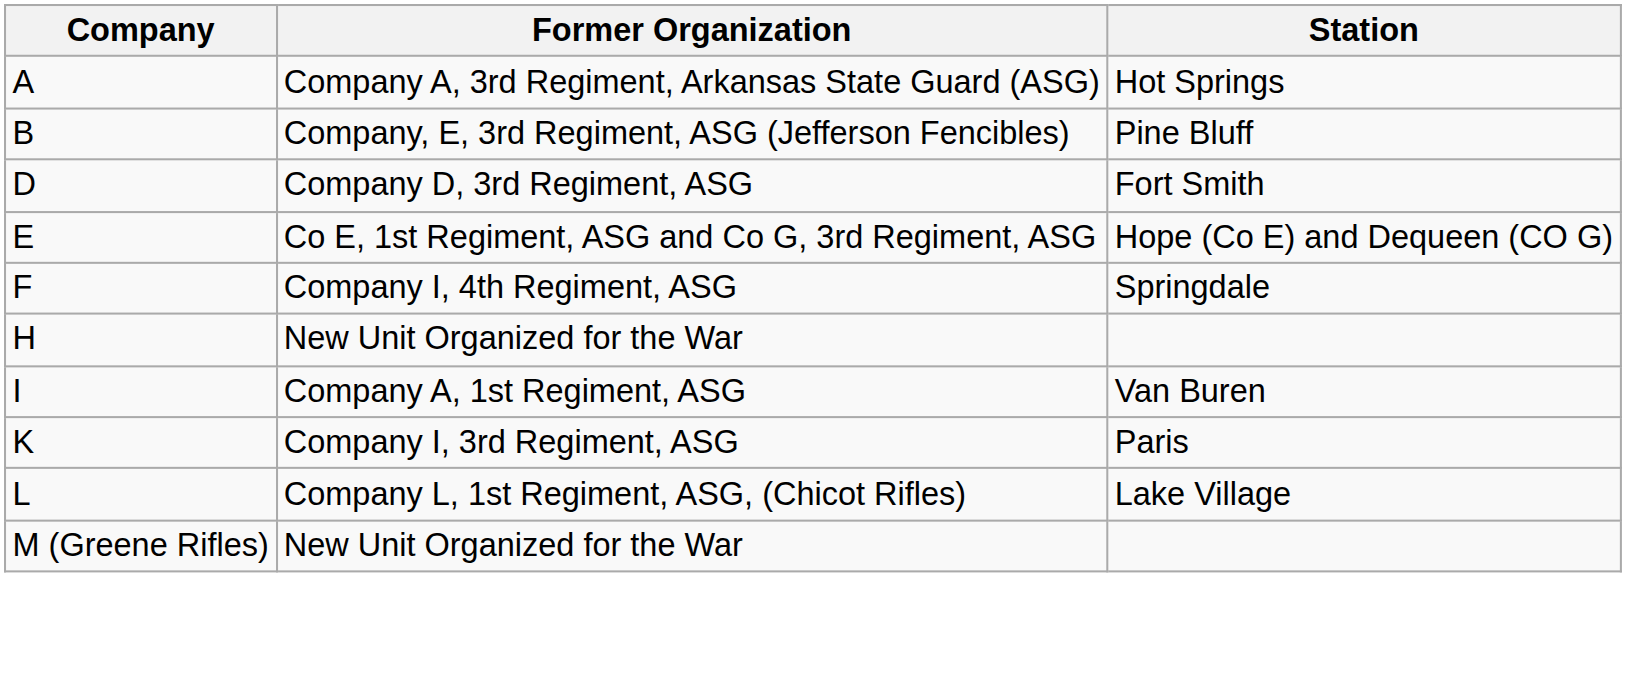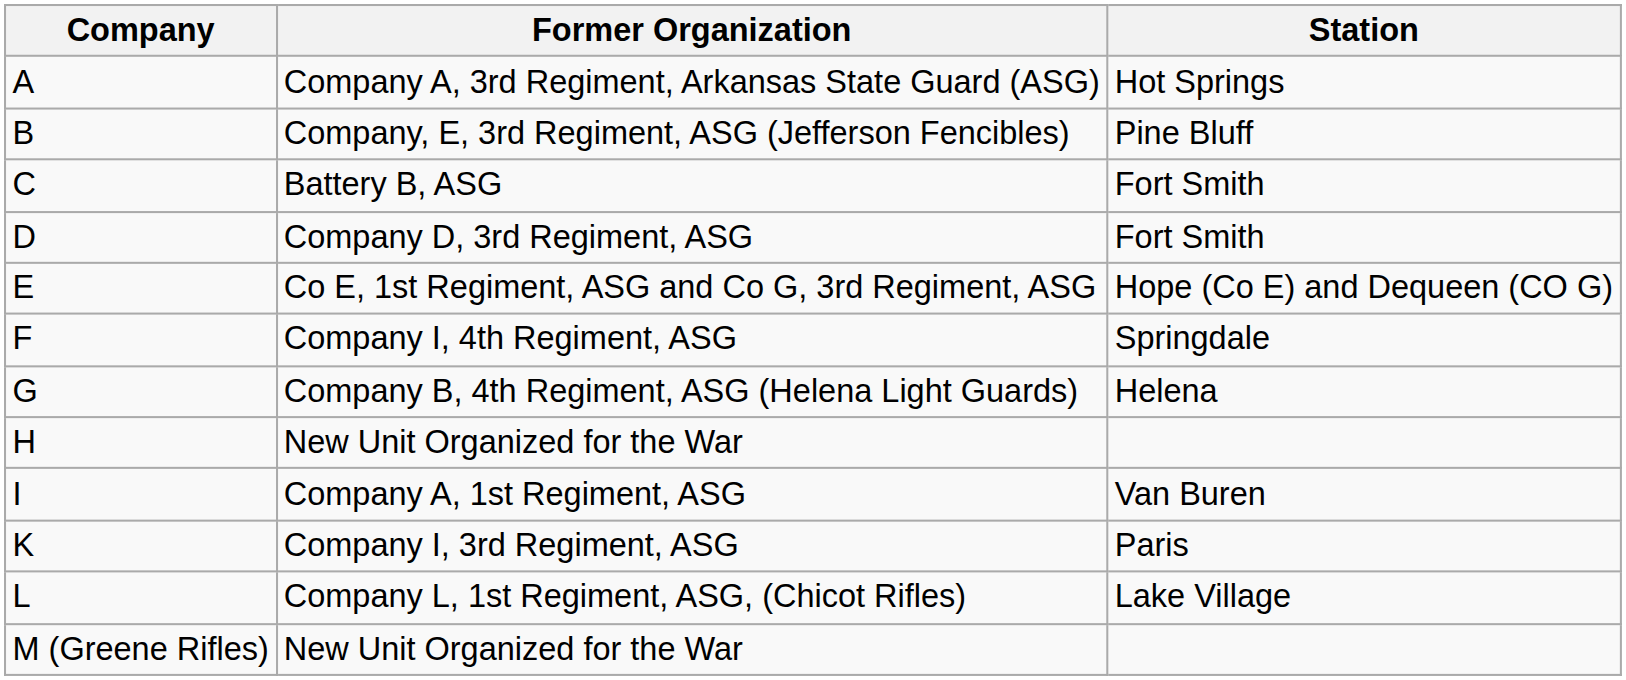+ row: (24, 184)
+ row: (25, 390)
